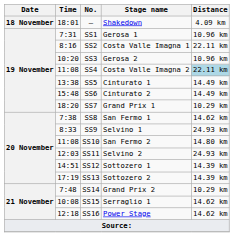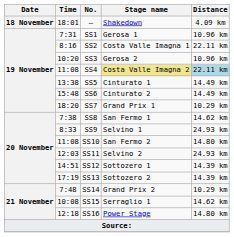(146, 70) no background -> (146, 70) khaki background
(210, 214) 14.62 km -> (210, 214) 14.80 km
